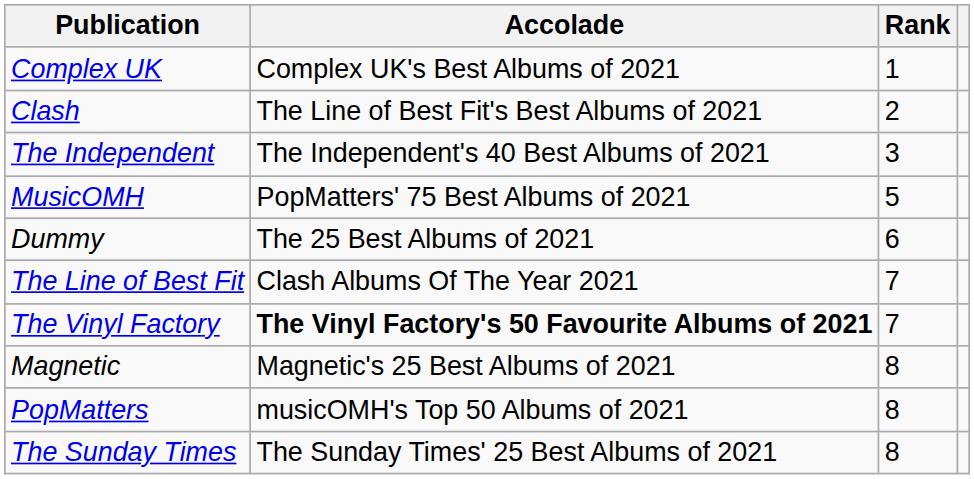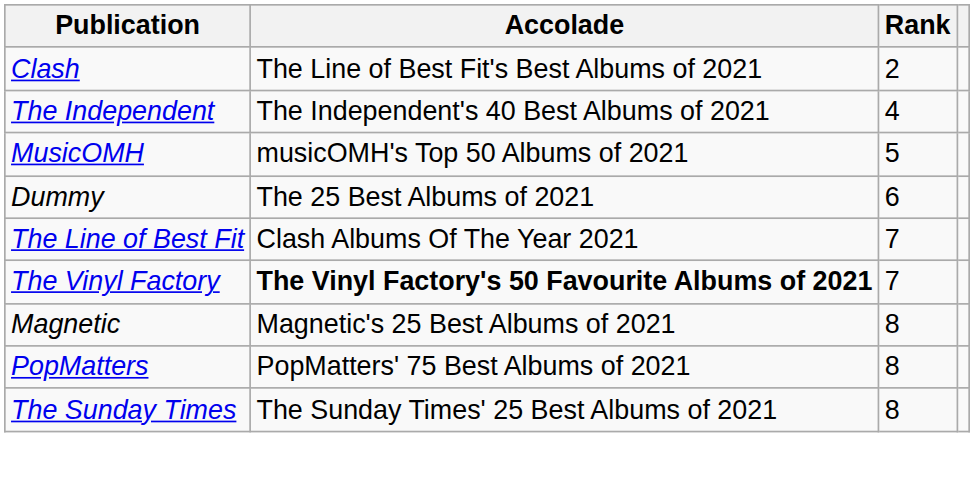- row: (86, 68)
(892, 153) 3 -> (892, 111) 4
(473, 196) PopMatters' 75 Best Albums of 2021 -> (472, 153) musicOMH's Top 50 Albums of 2021
(472, 409) musicOMH's Top 50 Albums of 2021 -> (473, 366) PopMatters' 75 Best Albums of 2021
